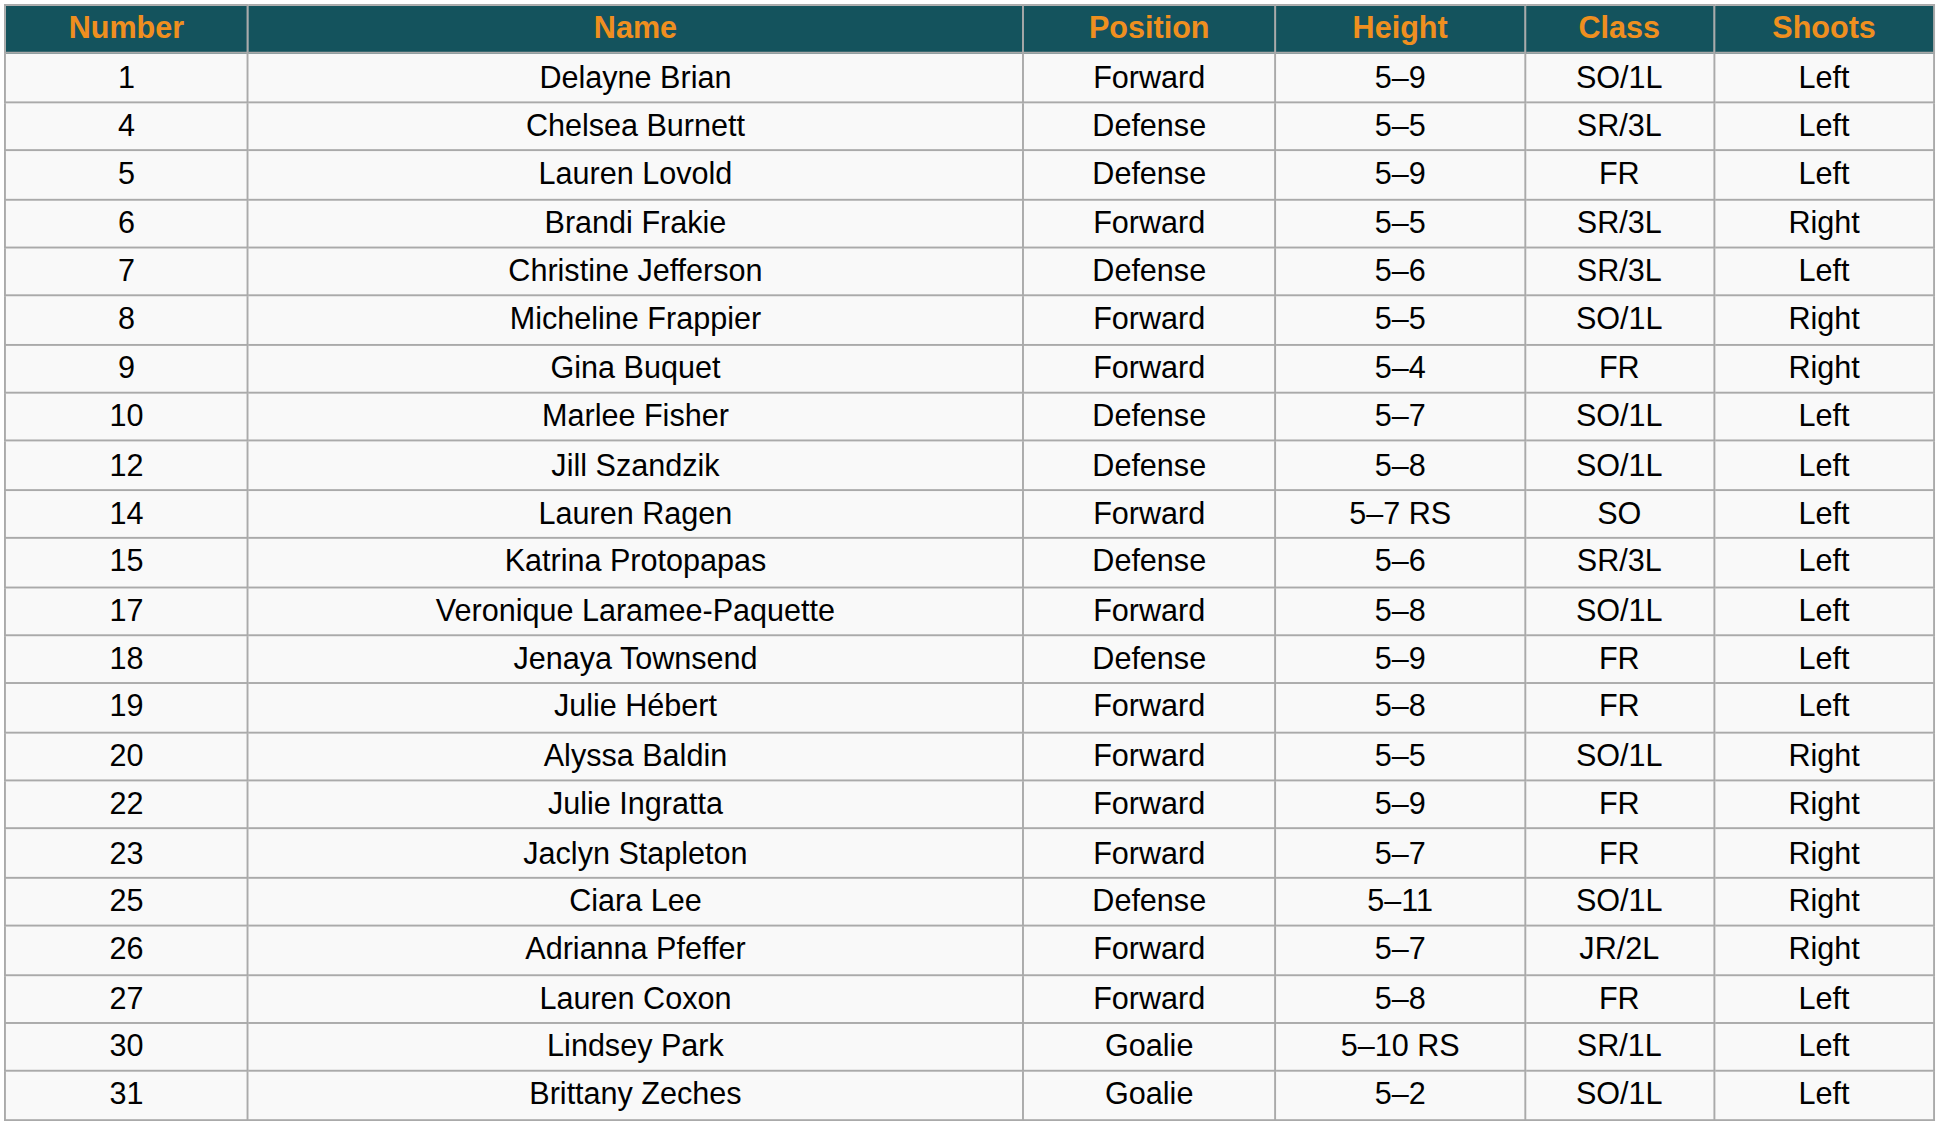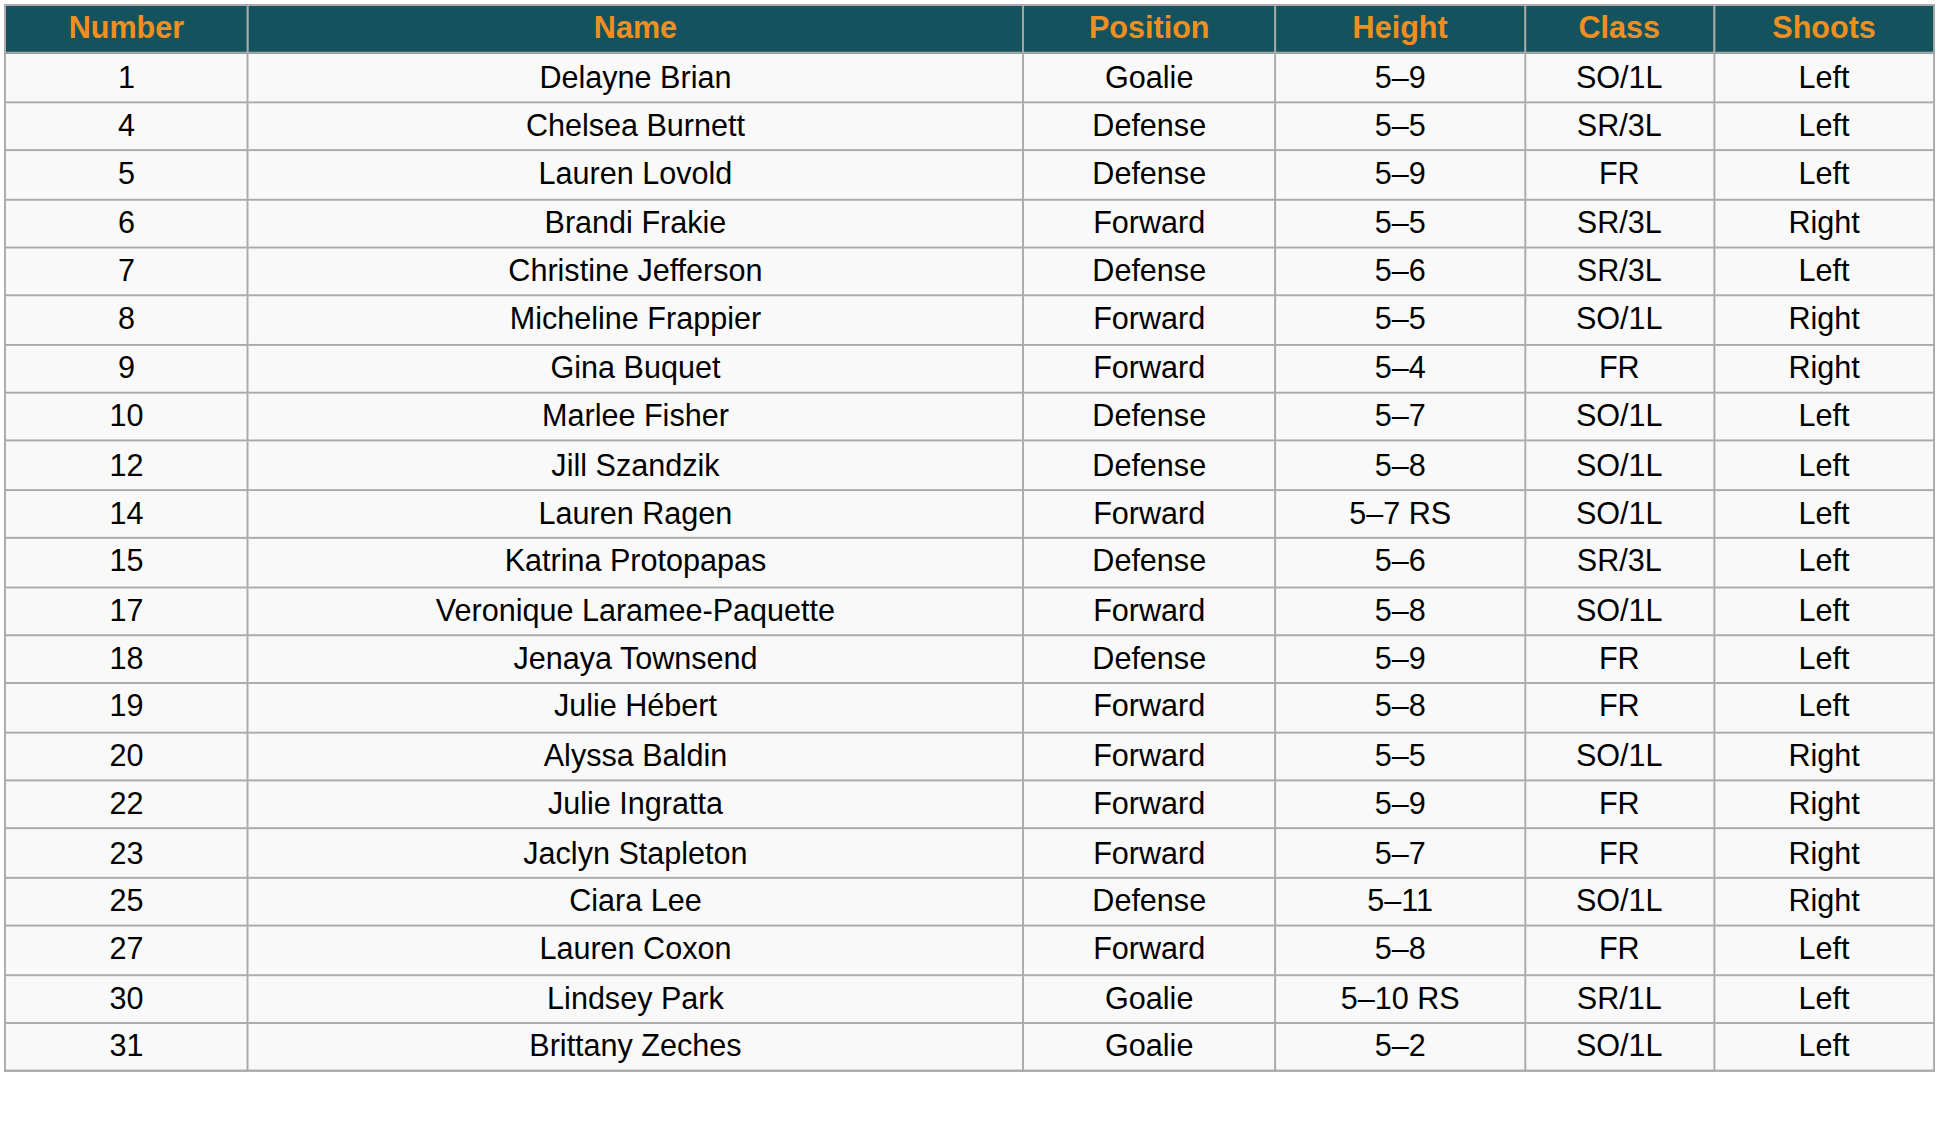(1149, 77) Forward -> (1149, 77) Goalie
(1619, 513) SO -> (1619, 513) SO/1L
- row: (635, 949)
